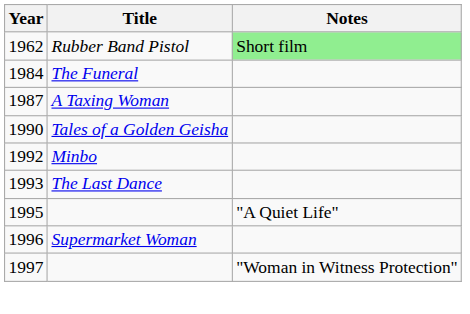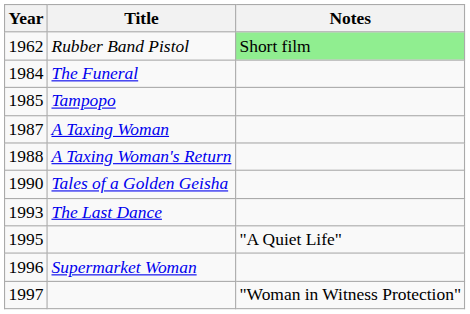+ row: (26, 101)
+ row: (26, 156)
- row: (26, 156)
